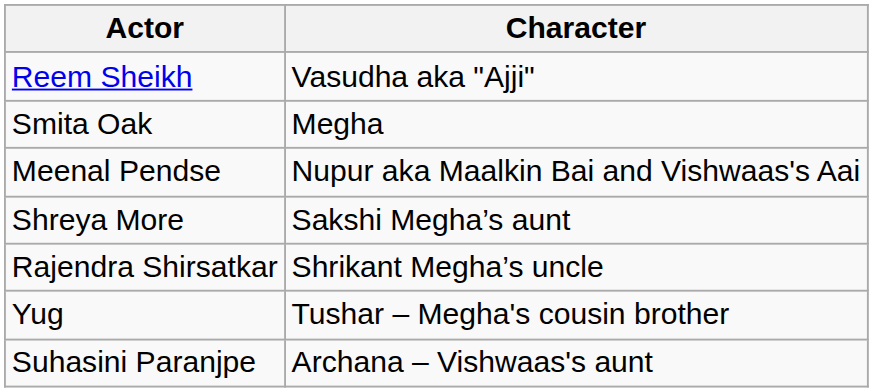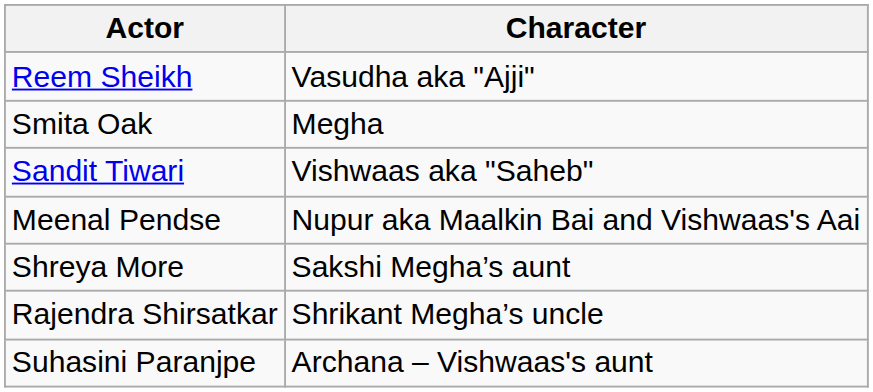+ row: (98, 171)
- row: (38, 314)
